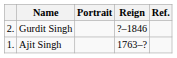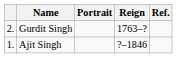(132, 28) ?–1846 -> (132, 28) 1763–?
(132, 45) 1763–? -> (132, 45) ?–1846
